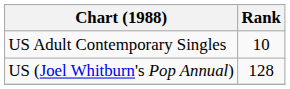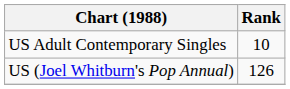(261, 71) 128 -> (261, 71) 126
